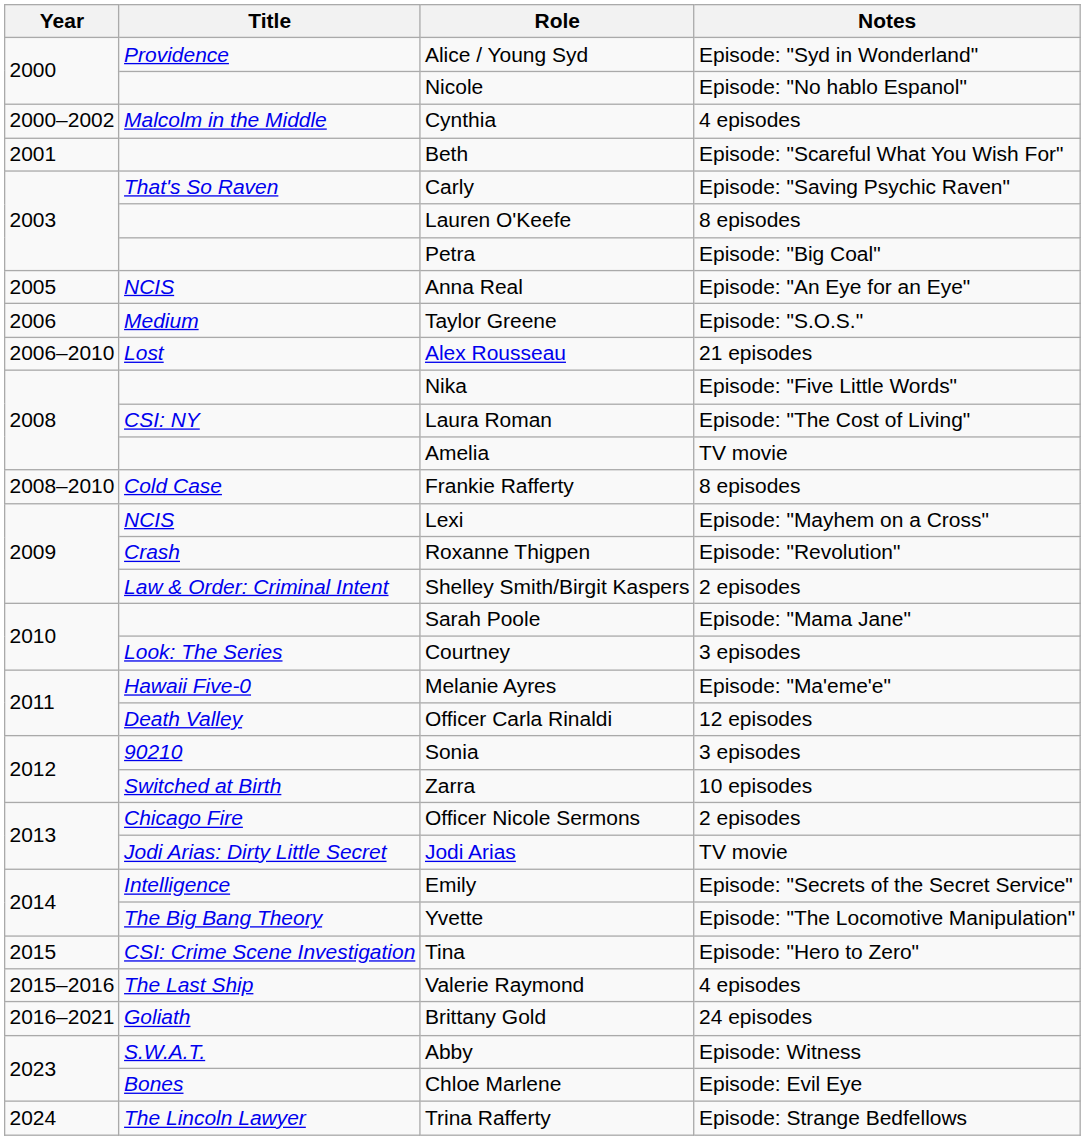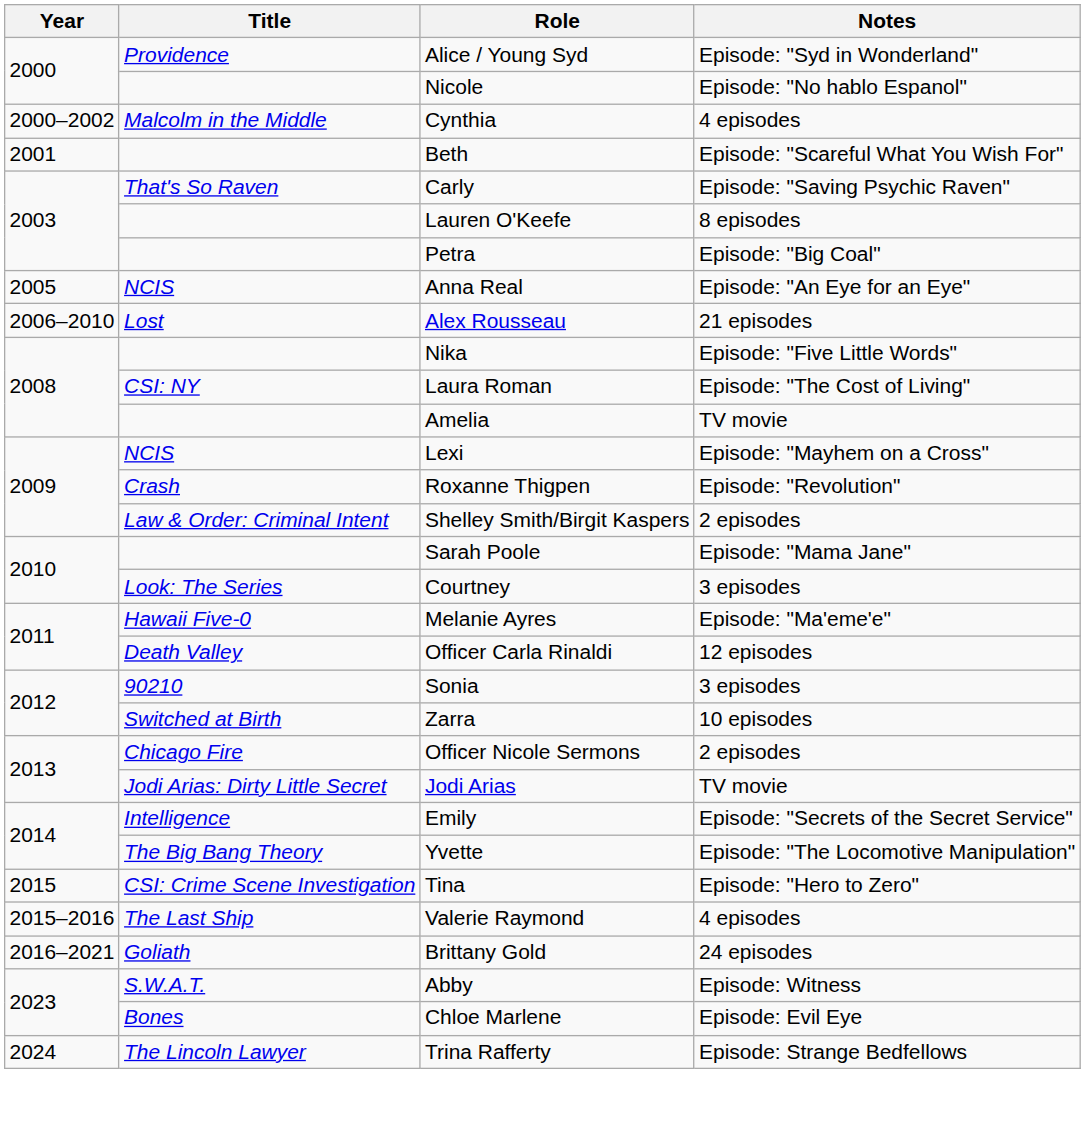- row: (491, 320)
- row: (499, 486)
